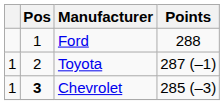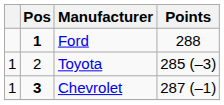(37, 40) normal -> (37, 40) bold
(188, 64) 287 (–1) -> (188, 64) 285 (–3)
(188, 88) 285 (–3) -> (188, 88) 287 (–1)
